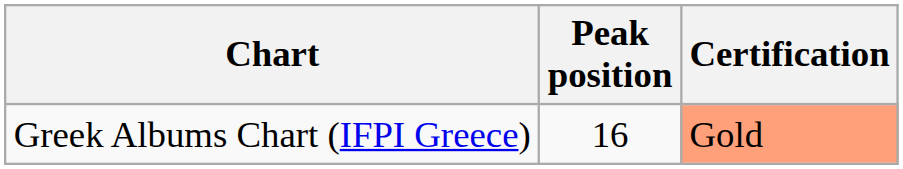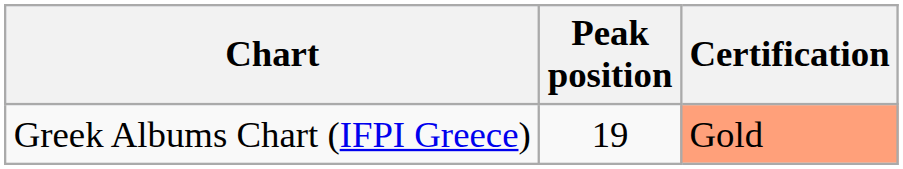(610, 133) 16 -> (610, 133) 19
